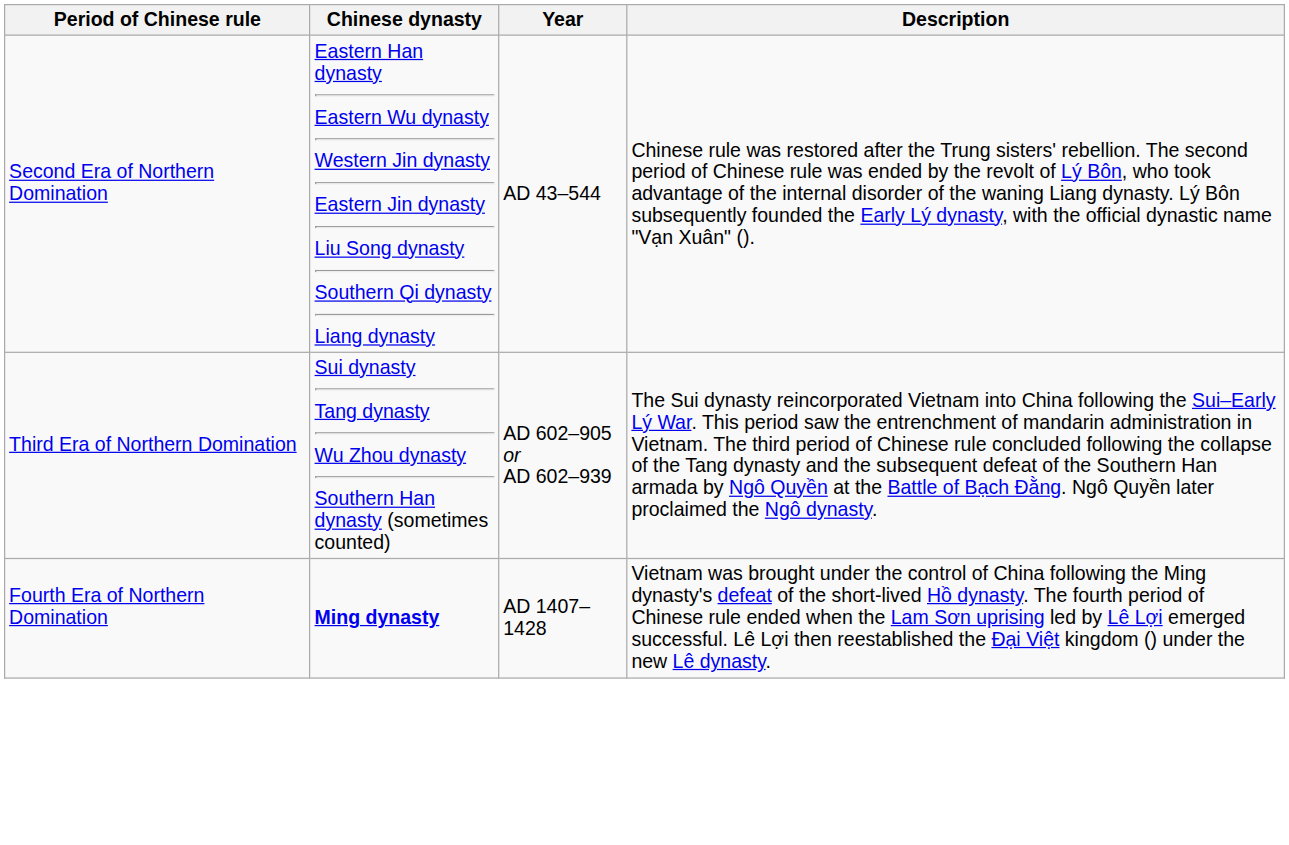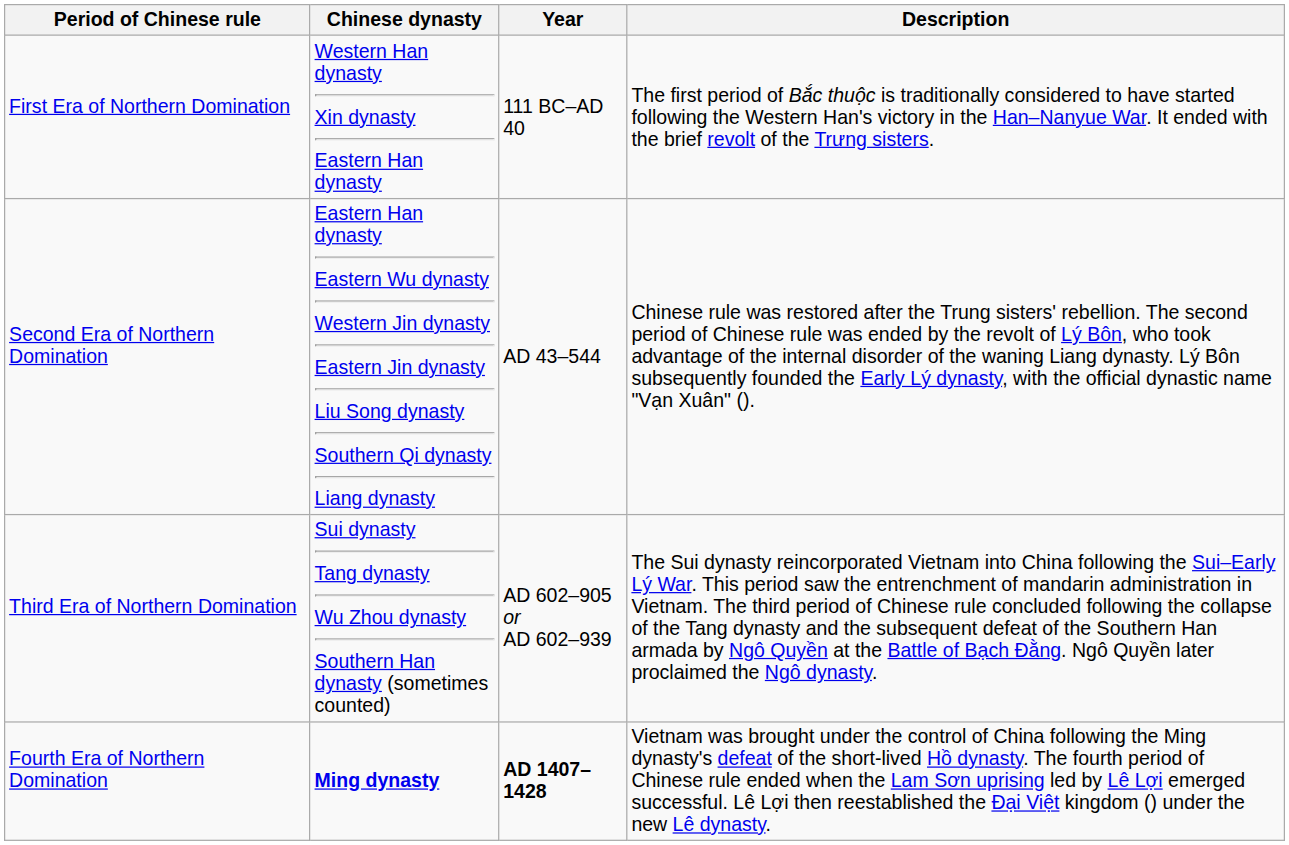+ row: (150, 105)
(547, 617) normal -> (547, 780) bold
